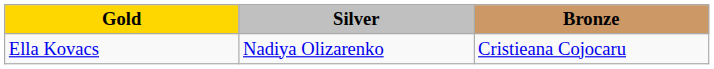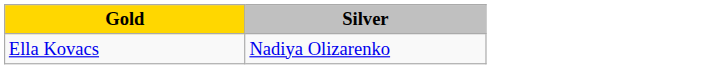- column: (591, 19)
